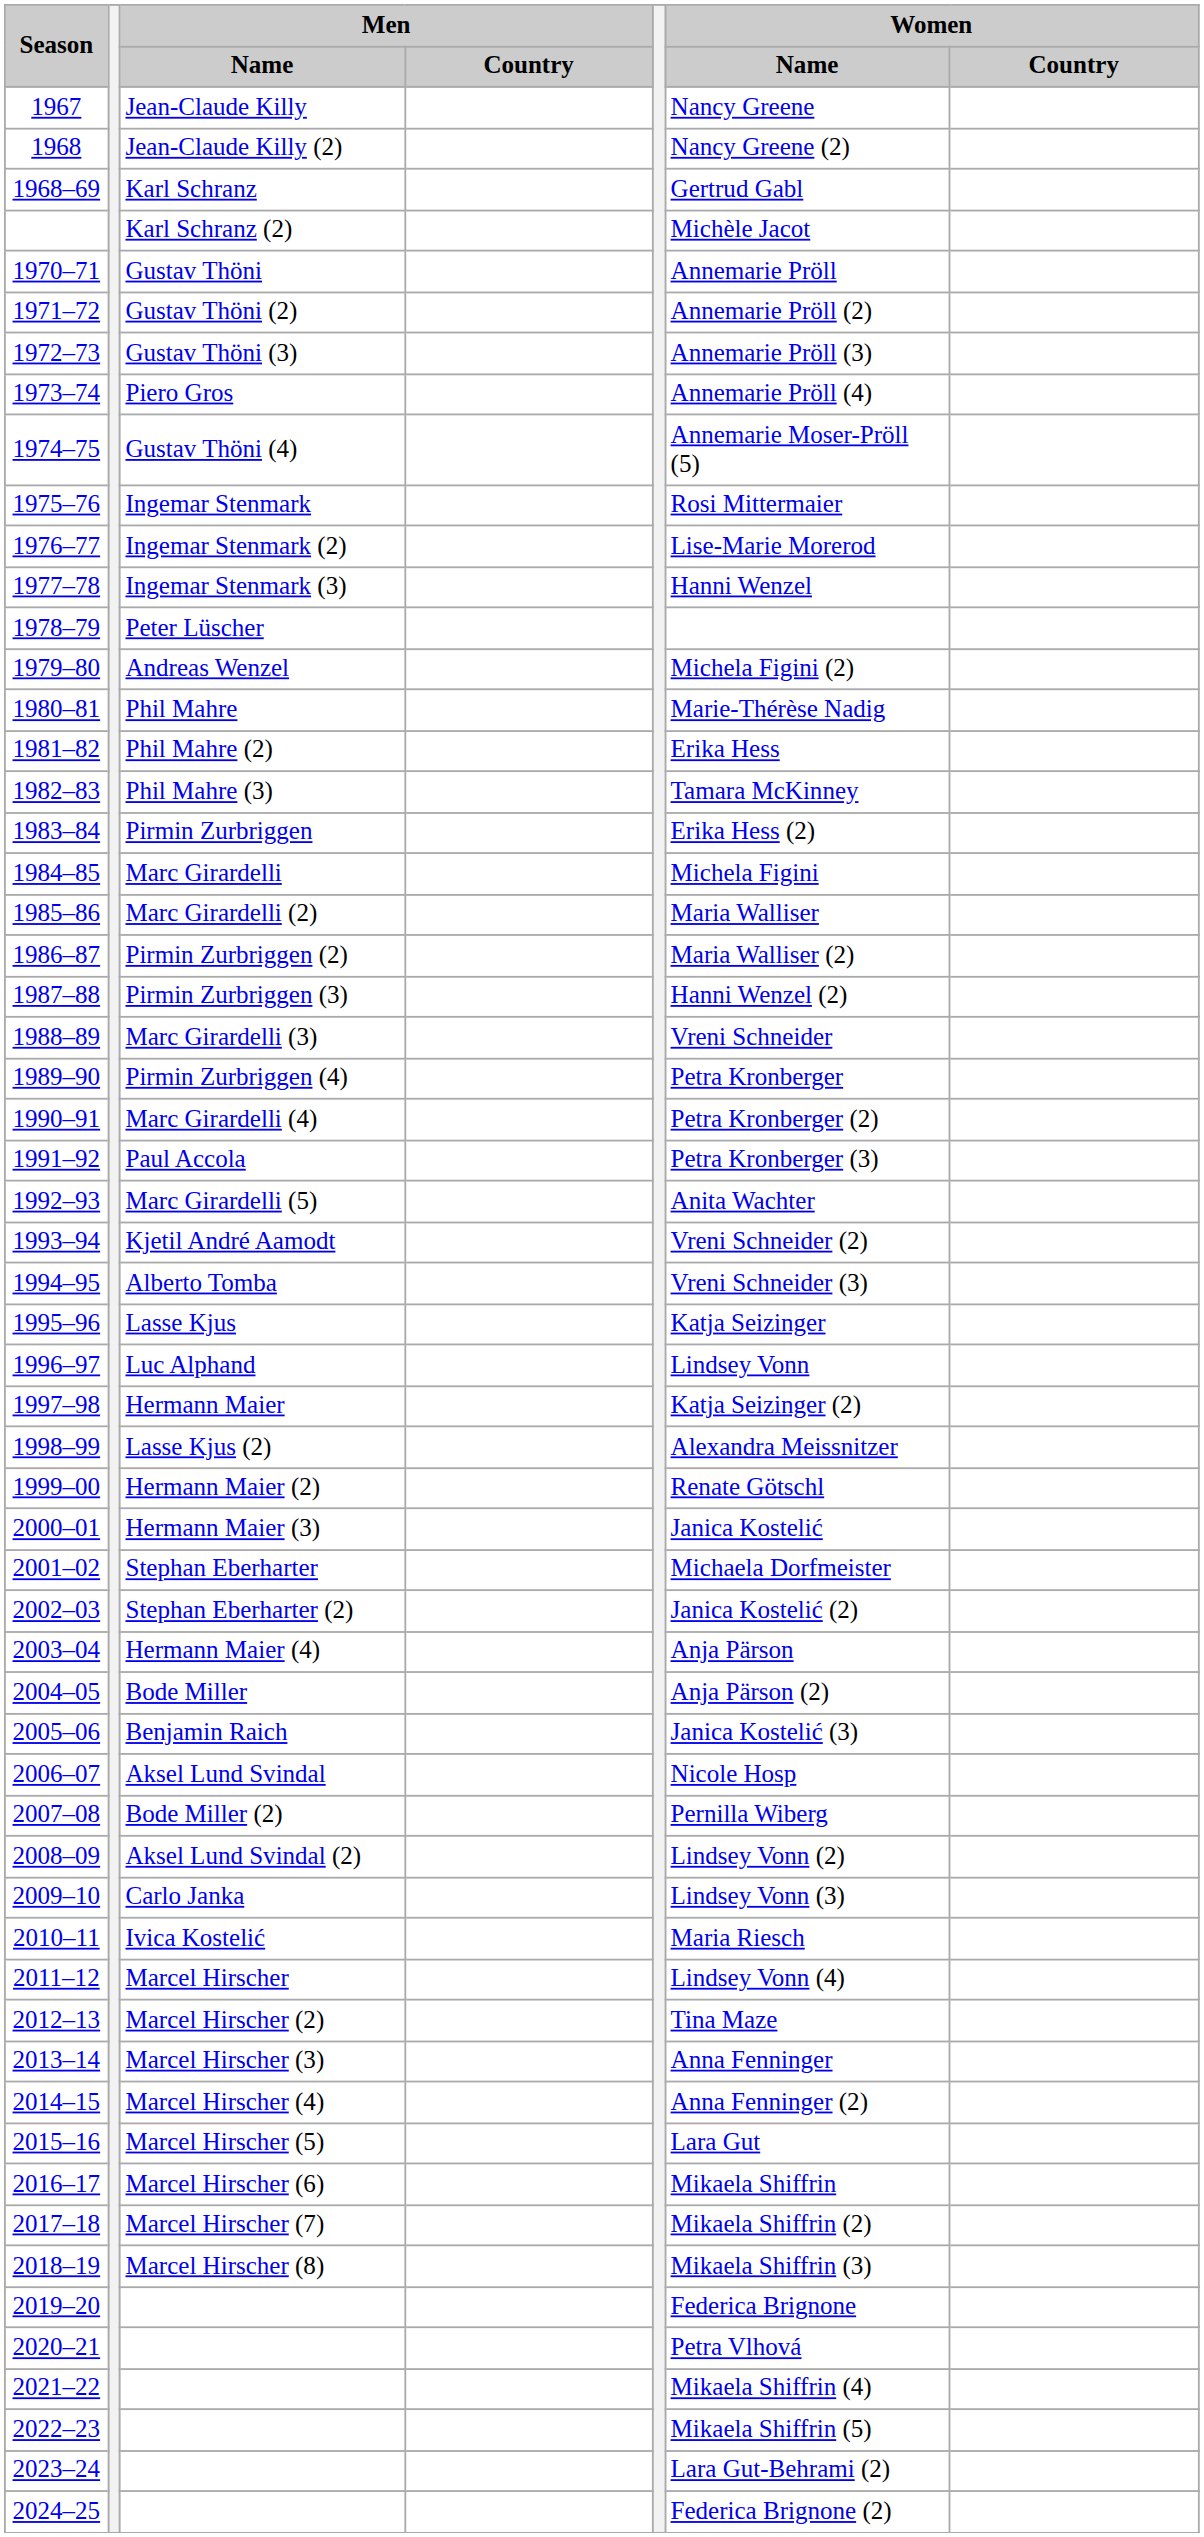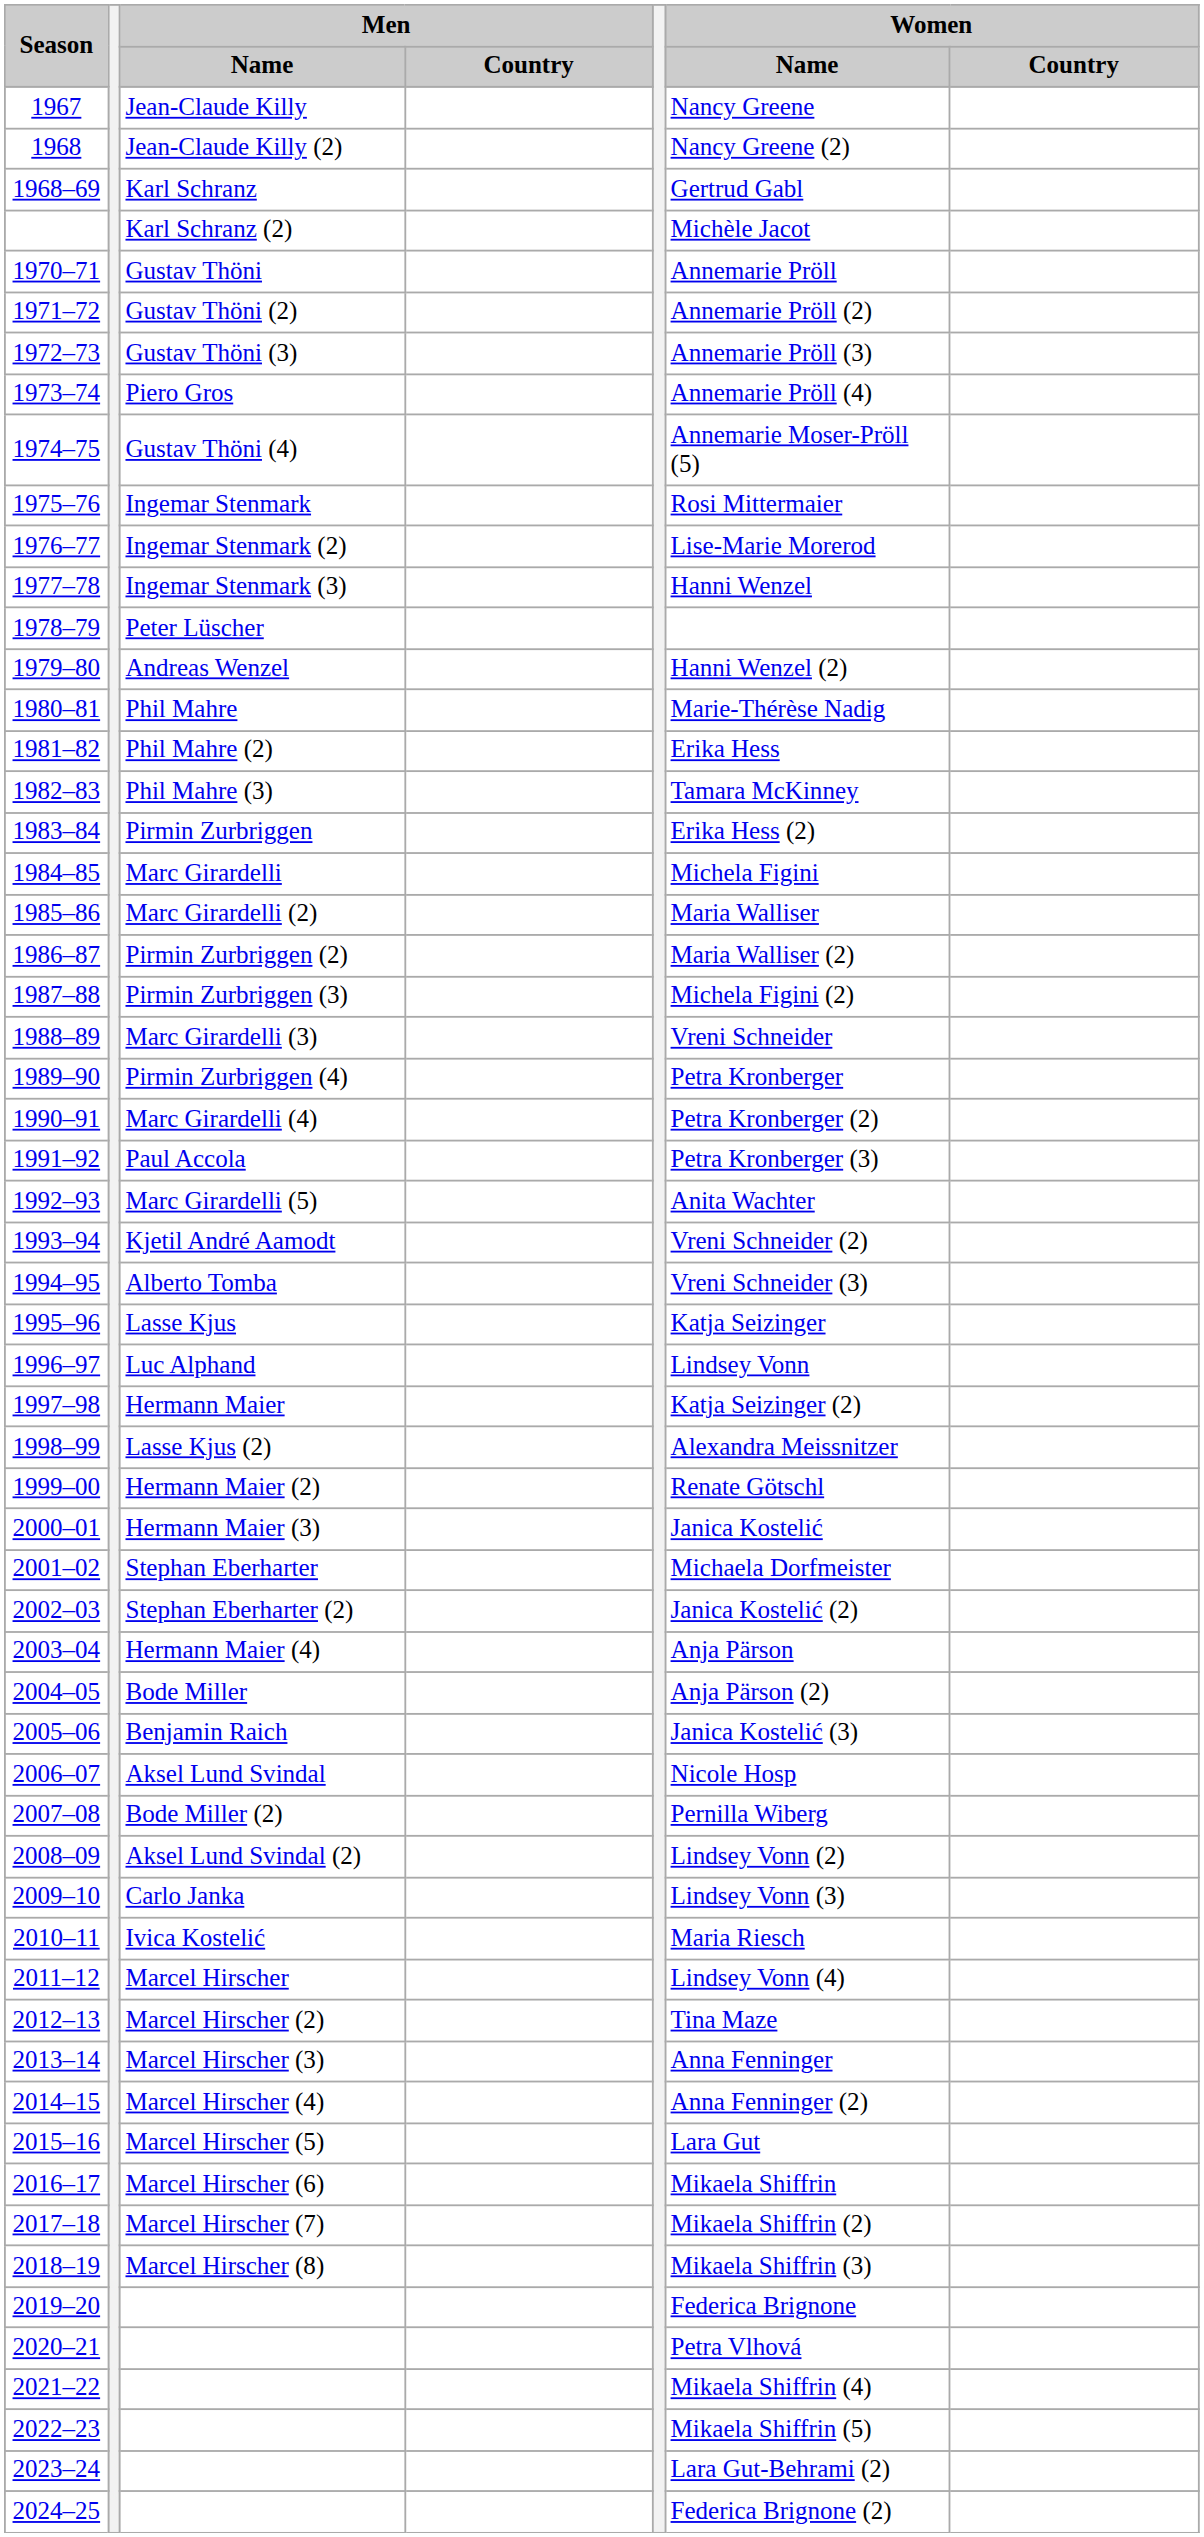(762, 668) Michela Figini (2) -> (759, 668) Hanni Wenzel (2)
(759, 995) Hanni Wenzel (2) -> (762, 995) Michela Figini (2)
